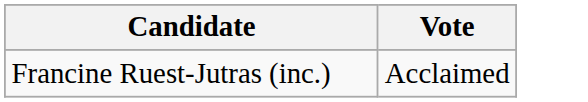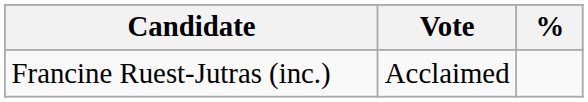+ column: (550, 27)
